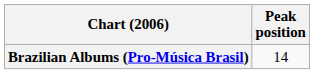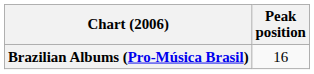(281, 56) 14 -> (281, 56) 16
